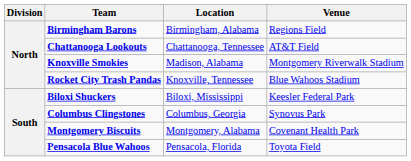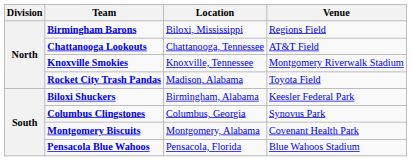(212, 29) Birmingham, Alabama -> (204, 29) Biloxi, Mississippi
(204, 62) Madison, Alabama -> (210, 62) Knoxville, Tennessee
(210, 79) Knoxville, Tennessee -> (204, 79) Madison, Alabama
(314, 79) Blue Wahoos Stadium -> (295, 79) Toyota Field
(204, 96) Biloxi, Mississippi -> (212, 96) Birmingham, Alabama
(295, 147) Toyota Field -> (314, 147) Blue Wahoos Stadium
